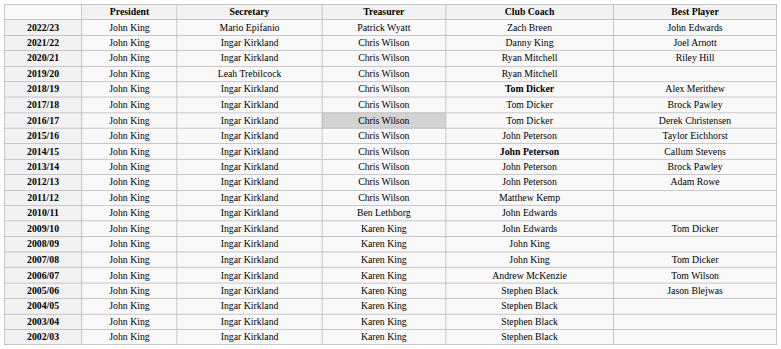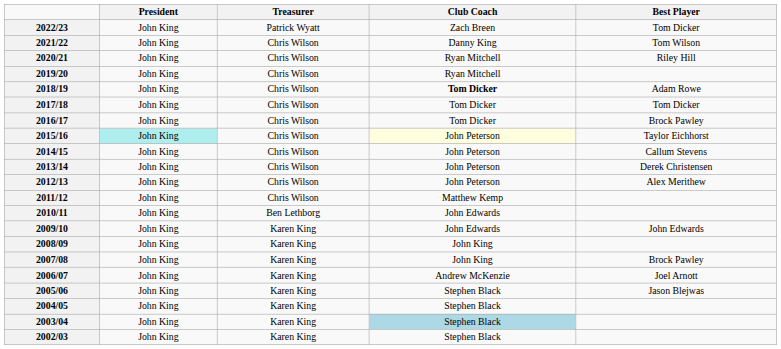- column: (250, 12)
(695, 27) John Edwards -> (676, 27) Tom Dicker
(695, 43) Joel Arnott -> (676, 43) Tom Wilson
(695, 89) Alex Merithew -> (676, 89) Adam Rowe
(695, 105) Brock Pawley -> (676, 105) Tom Dicker
(384, 120) lightgrey background -> (293, 120) no background
(695, 120) Derek Christensen -> (676, 120) Brock Pawley
(129, 136) no background -> (158, 136) paleturquoise background
(530, 136) no background -> (473, 136) lightyellow background
(530, 151) bold -> (473, 151) normal
(695, 167) Brock Pawley -> (676, 167) Derek Christensen
(695, 182) Adam Rowe -> (676, 182) Alex Merithew
(695, 228) Tom Dicker -> (676, 228) John Edwards
(695, 259) Tom Dicker -> (676, 259) Brock Pawley
(695, 275) Tom Wilson -> (676, 275) Joel Arnott
(530, 321) no background -> (473, 321) lightblue background
